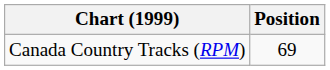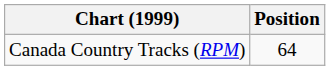(287, 49) 69 -> (287, 49) 64
